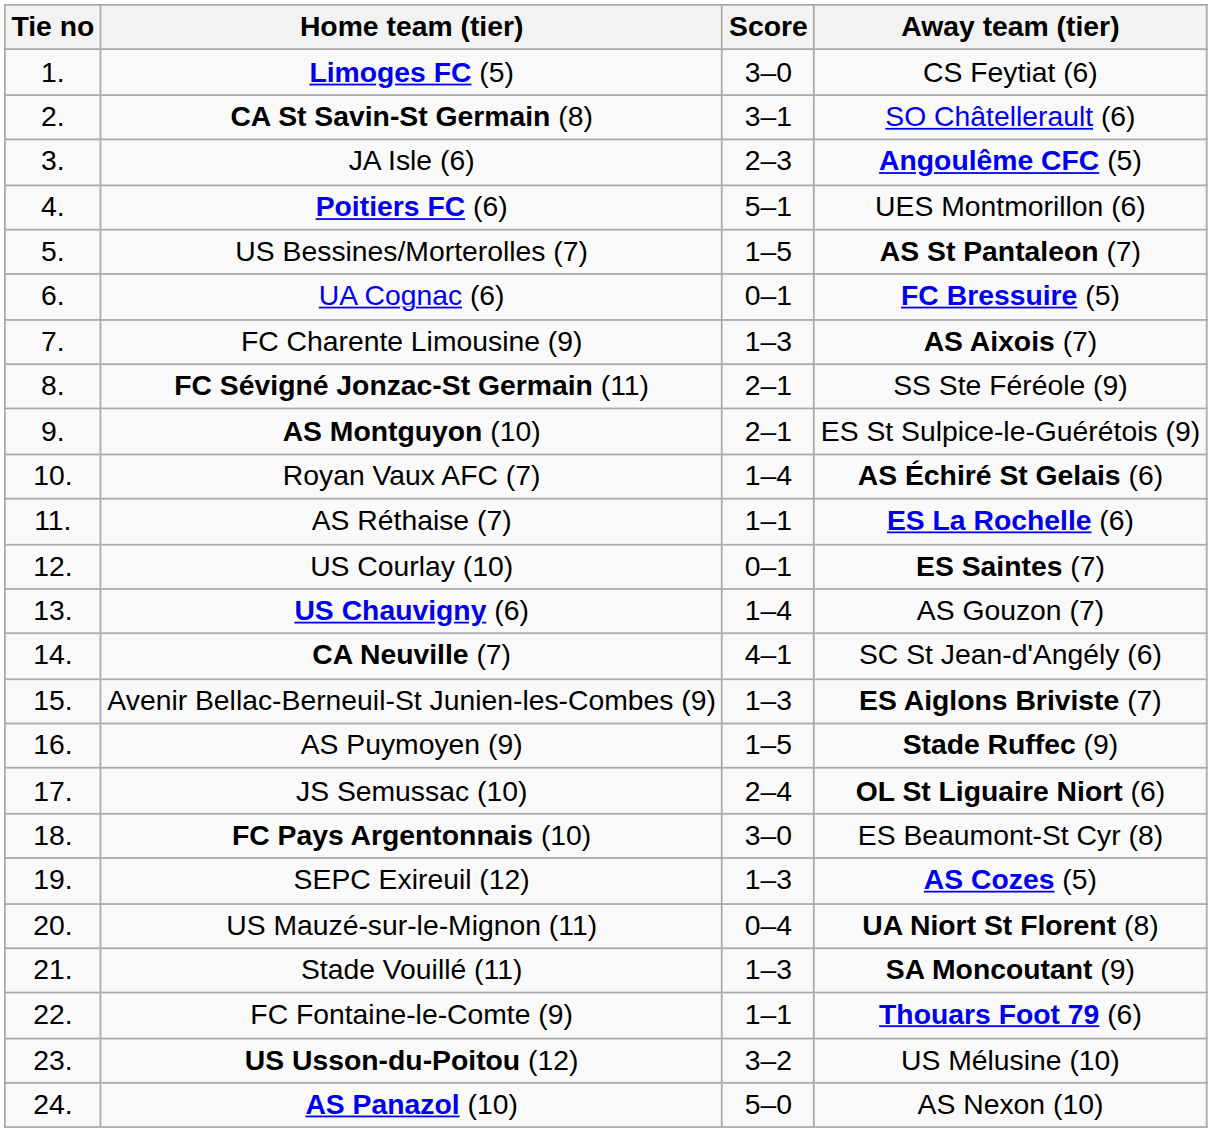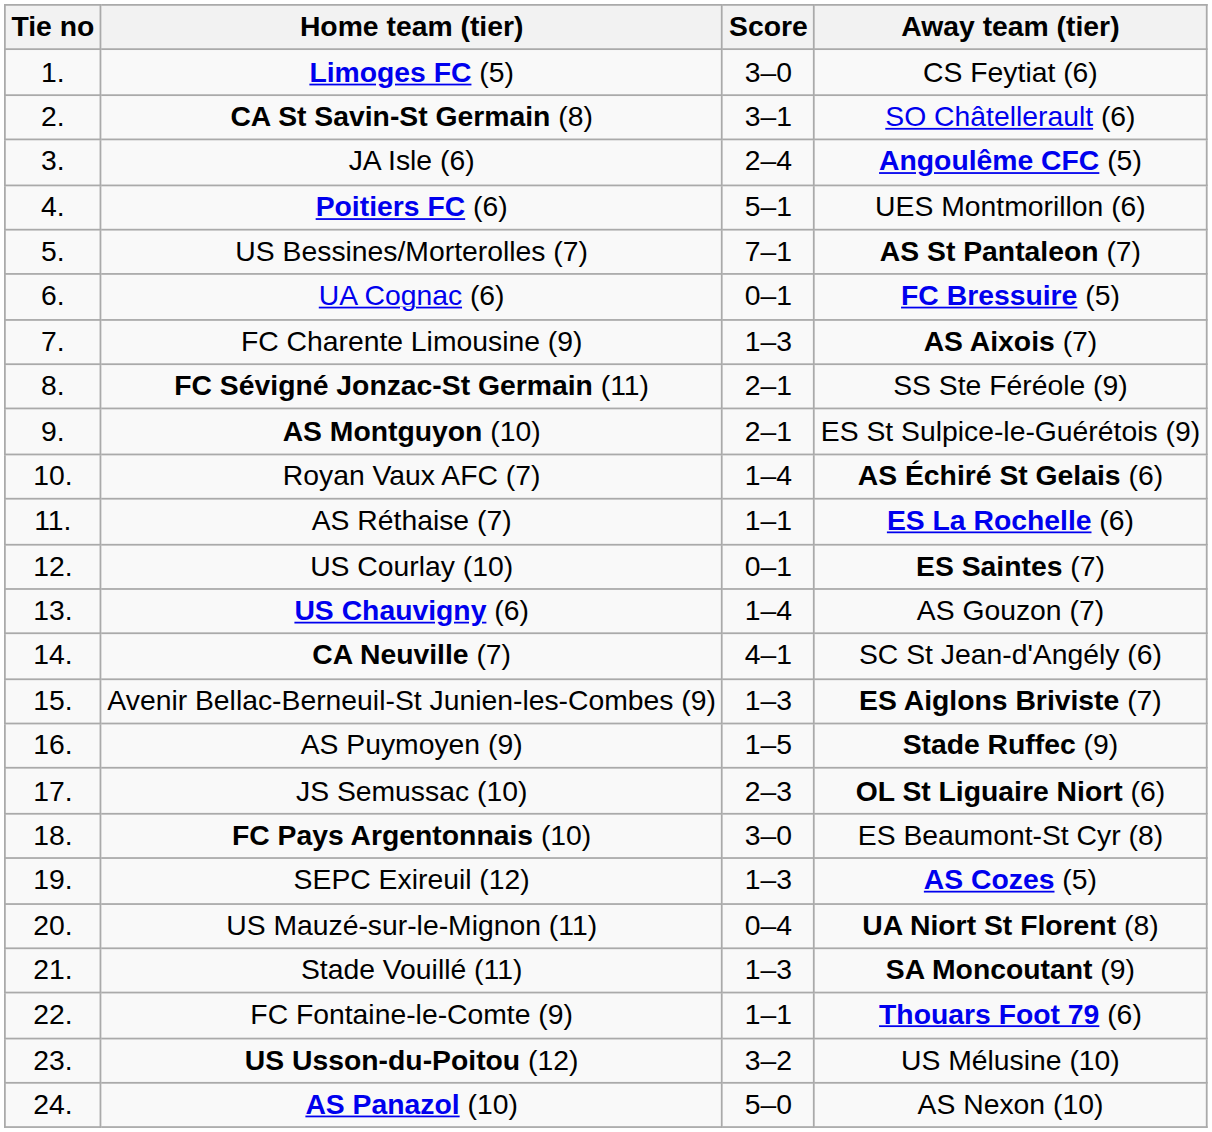(768, 161) 2–3 -> (768, 161) 2–4
(768, 251) 1–5 -> (768, 251) 7–1
(768, 790) 2–4 -> (768, 790) 2–3
